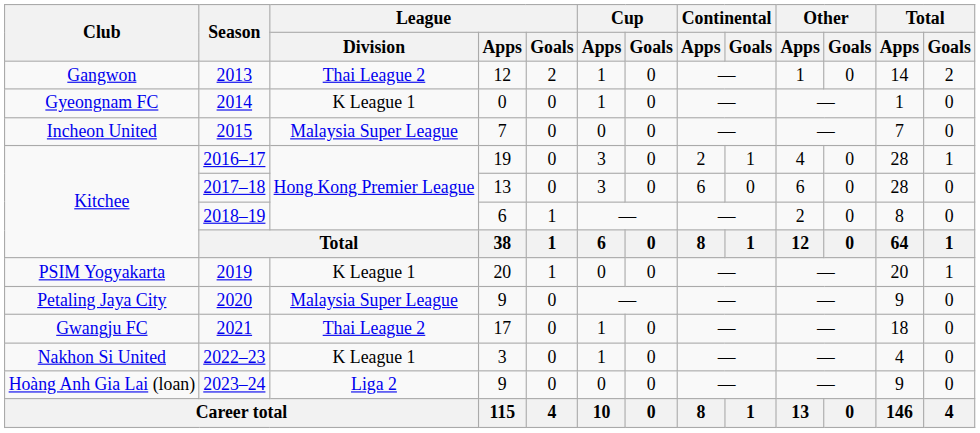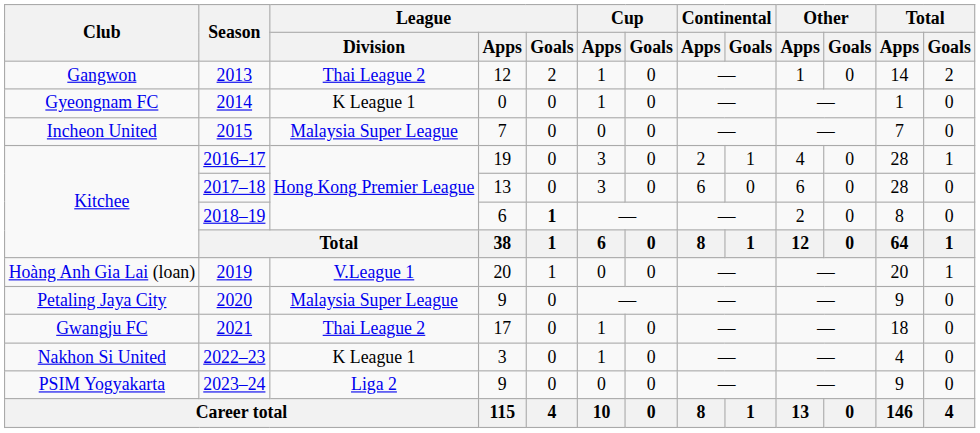(552, 215) normal -> (552, 215) bold
(102, 272) PSIM Yogyakarta -> (102, 272) Hoàng Anh Gia Lai (loan)
(374, 272) K League 1 -> (374, 272) V.League 1
(102, 384) Hoàng Anh Gia Lai (loan) -> (102, 384) PSIM Yogyakarta
